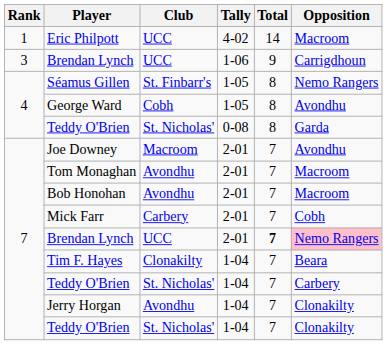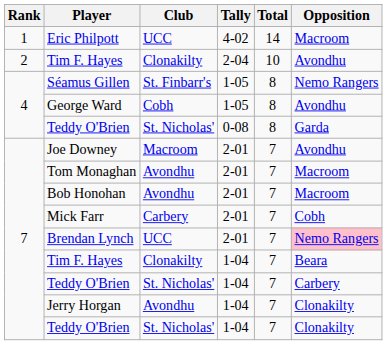+ row: (85, 60)
- row: (90, 60)
(273, 238) bold -> (273, 238) normal
